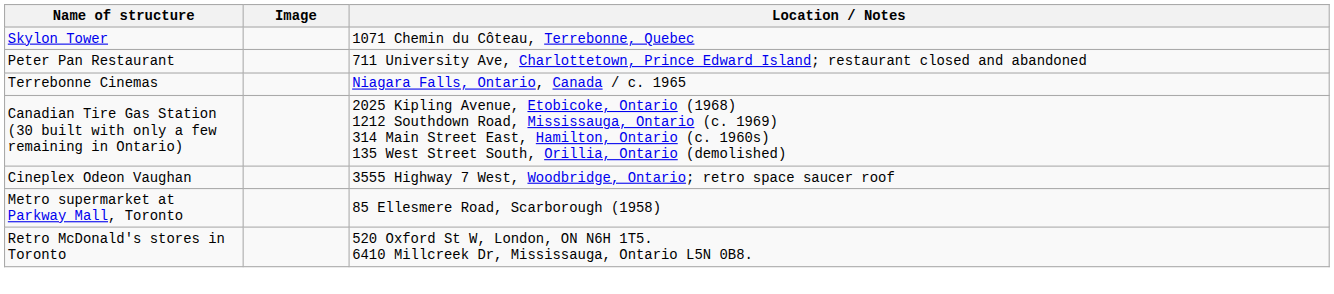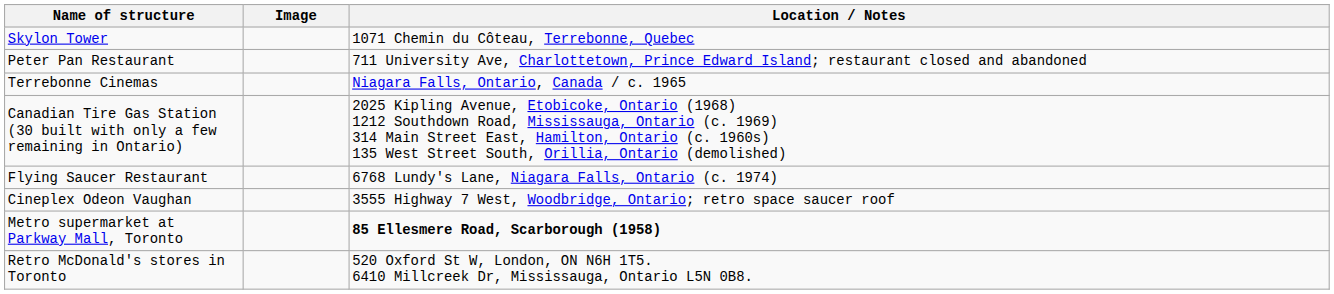+ row: (108, 177)
(507, 208) normal -> (507, 231) bold
